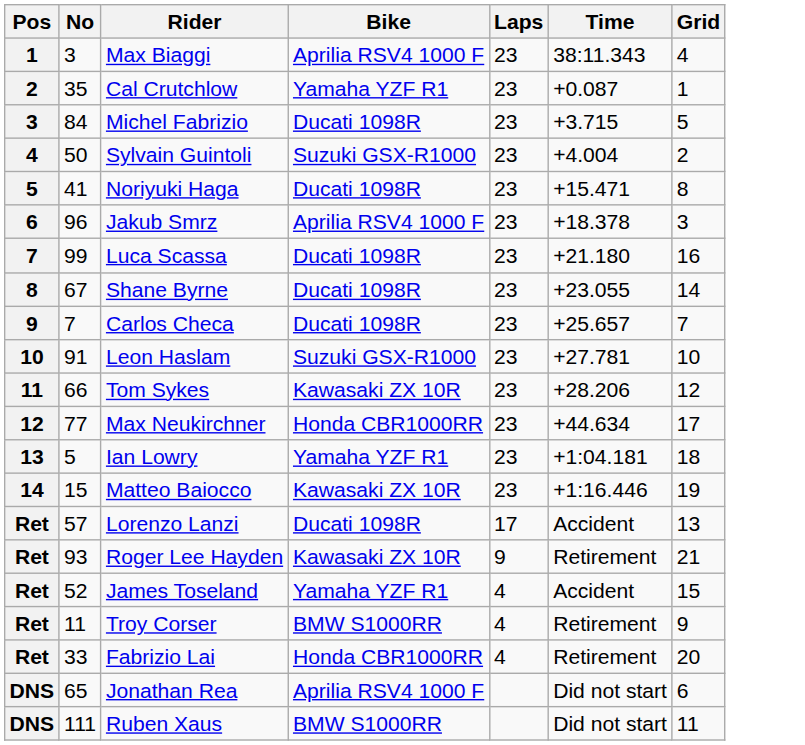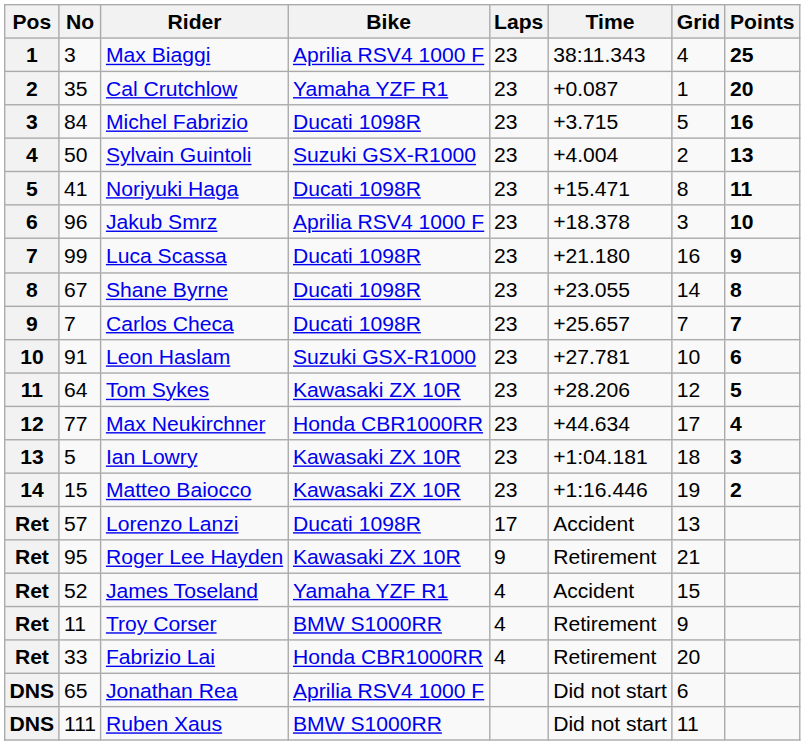+ column: (762, 22)
(76, 390) 66 -> (76, 390) 64
(371, 456) Yamaha YZF R1 -> (377, 456) Kawasaki ZX 10R
(76, 557) 93 -> (76, 557) 95
